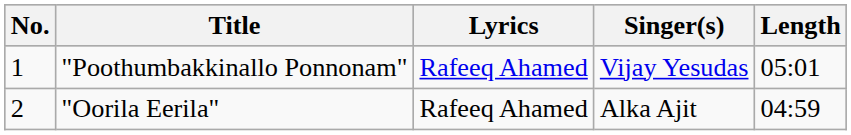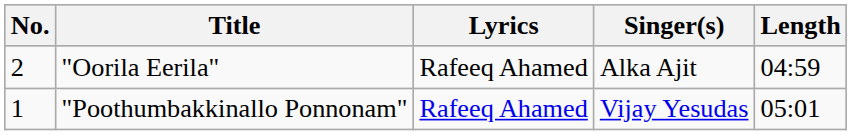rows swapped: (234, 66) <-> (140, 108)
